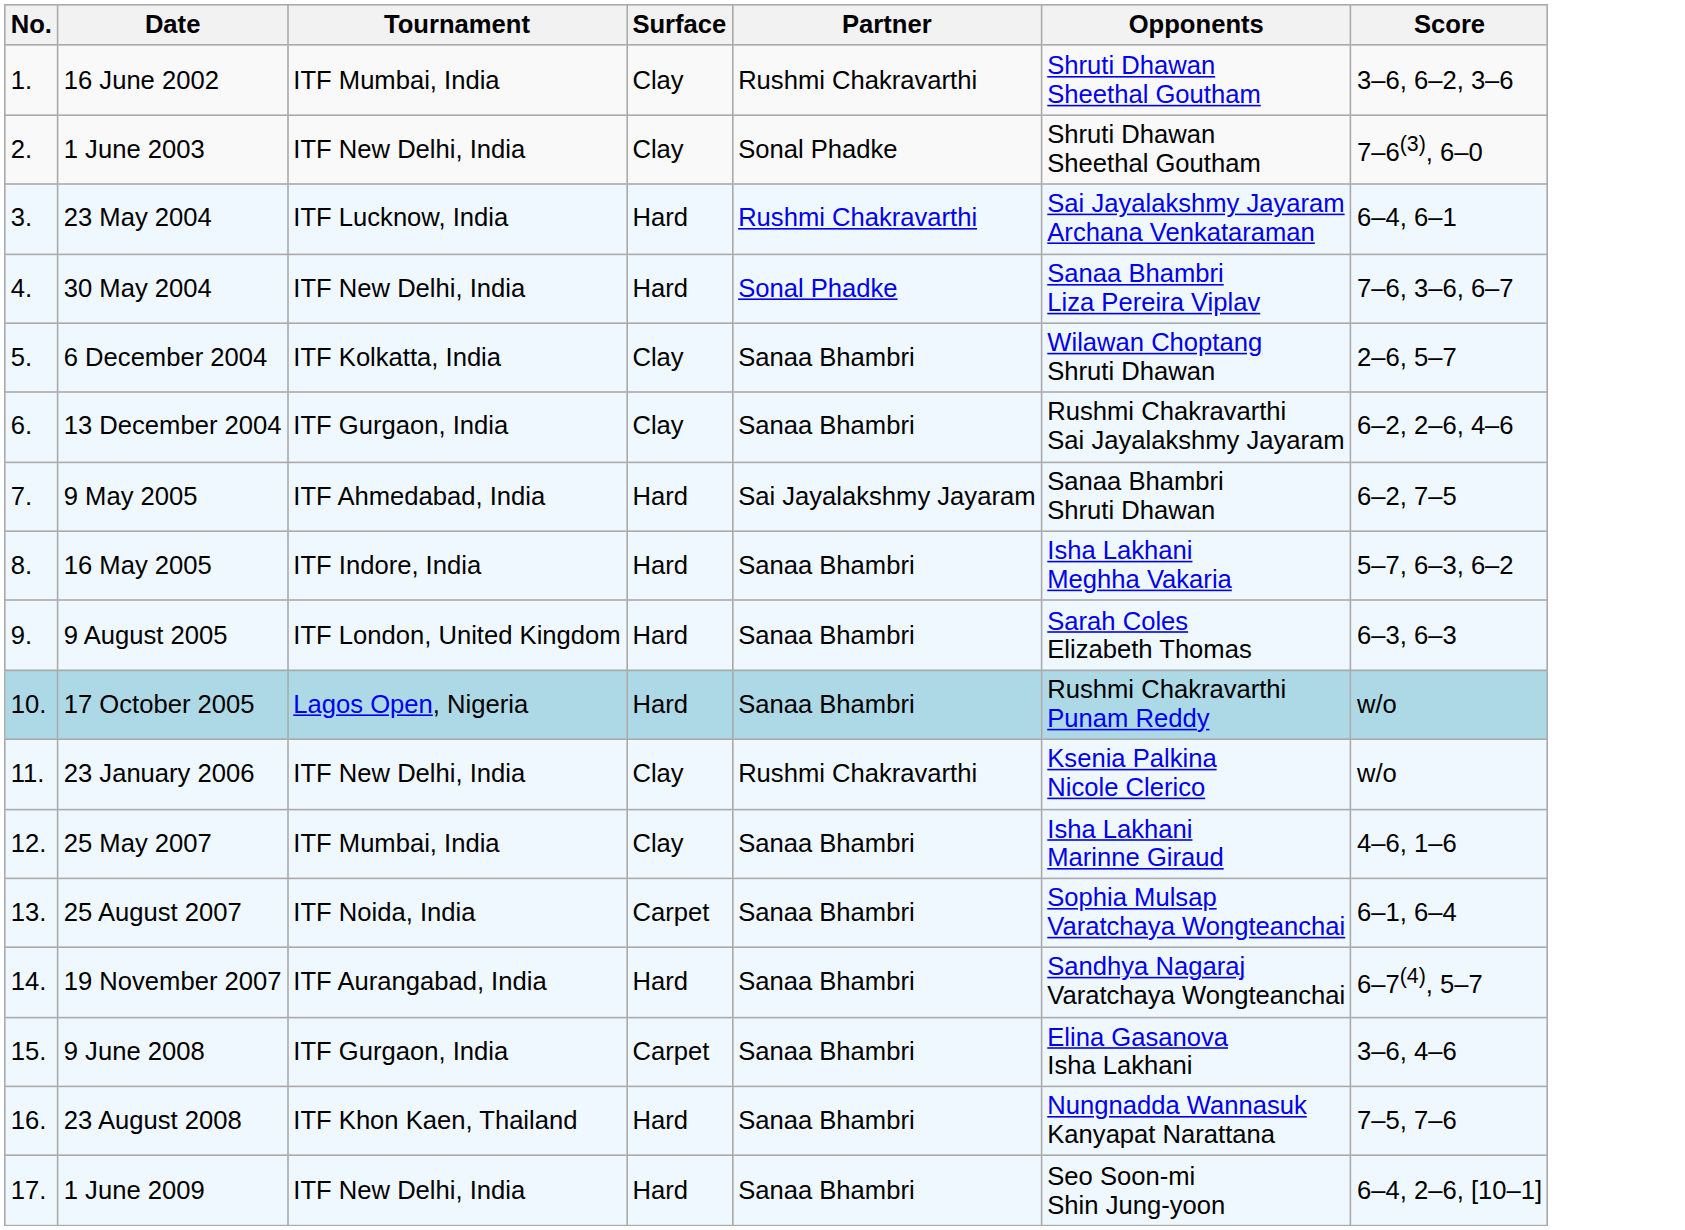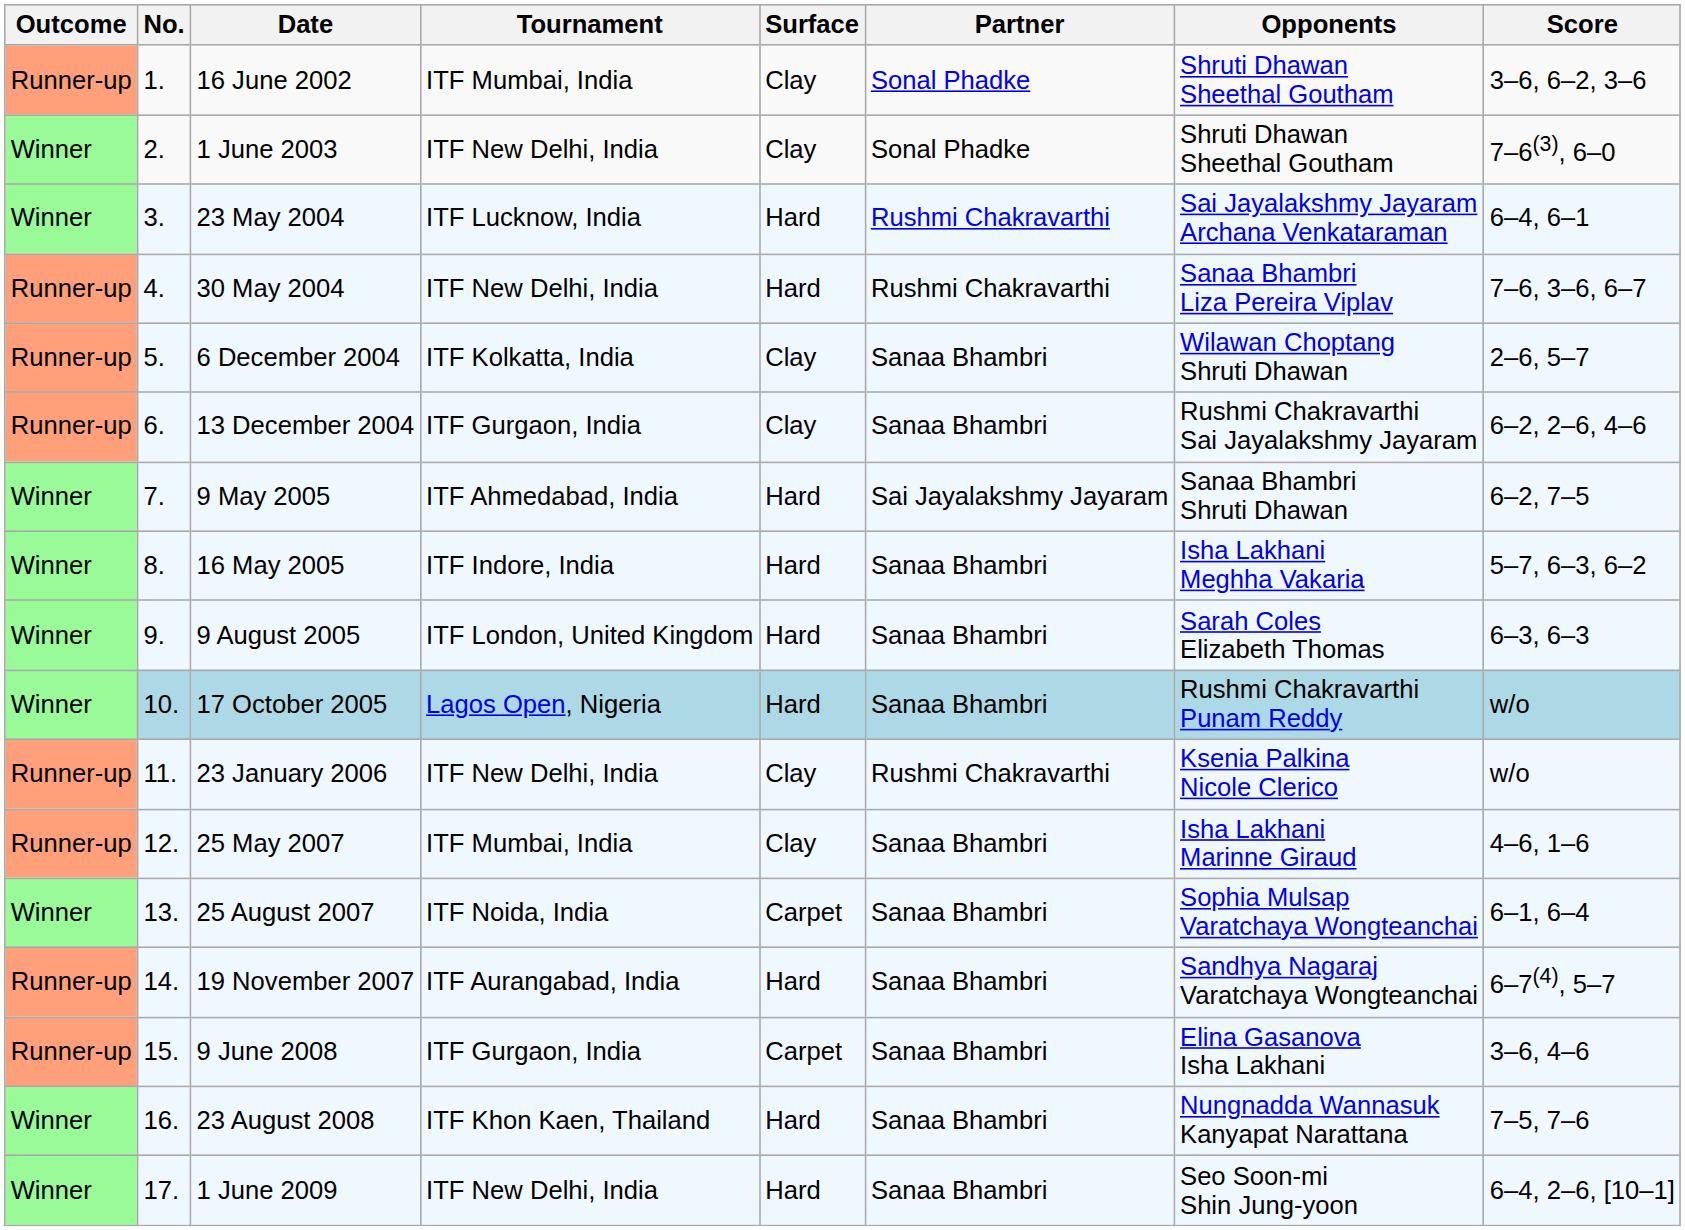+ column: (71, 24)
(858, 79) Rushmi Chakravarthi -> (951, 79) Sonal Phadke
(818, 288) Sonal Phadke -> (990, 288) Rushmi Chakravarthi
